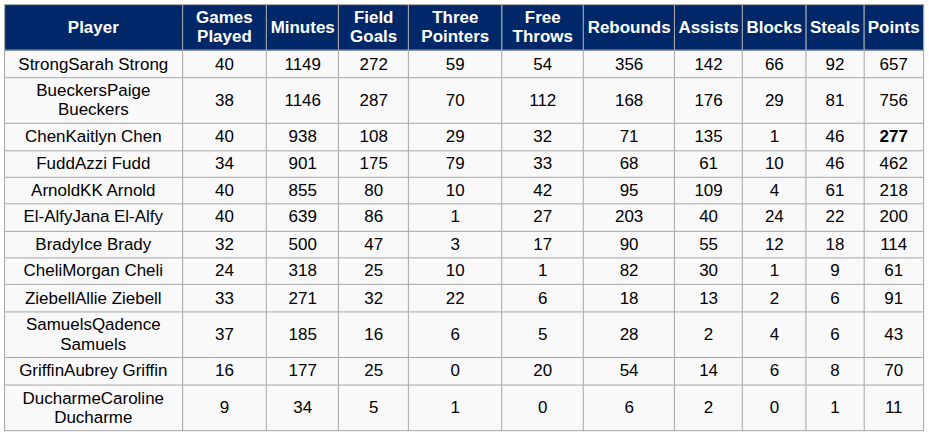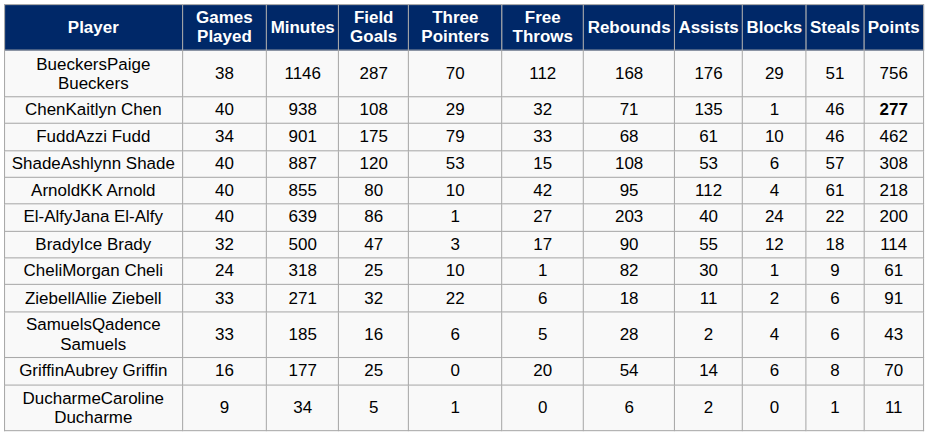- row: (93, 63)
(835, 100) 81 -> (835, 73) 51
+ row: (93, 163)
(709, 190) 109 -> (709, 190) 112
(709, 298) 13 -> (709, 298) 11
(224, 334) 37 -> (224, 334) 33
